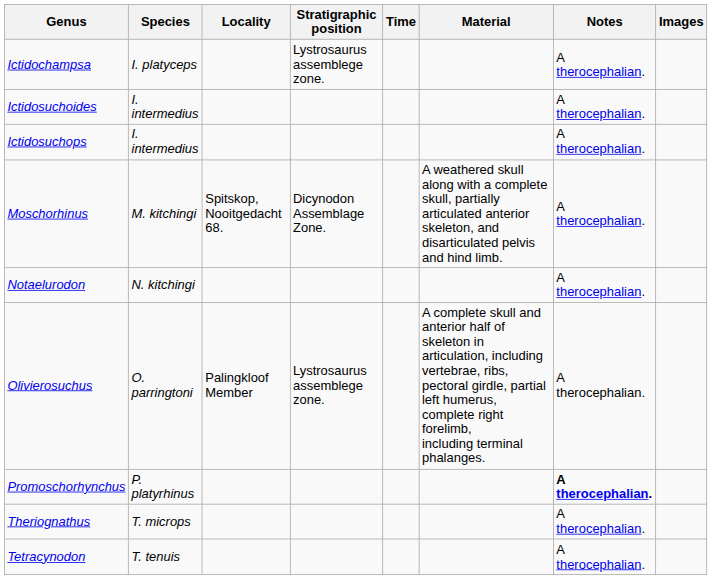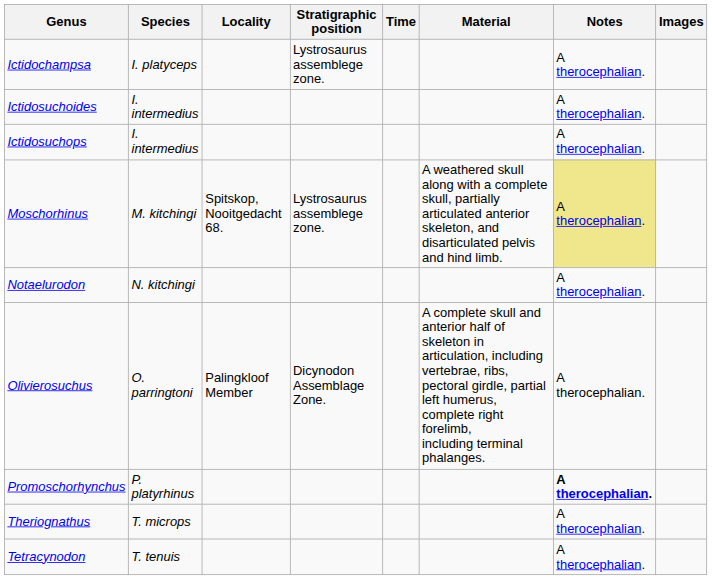(329, 213) Dicynodon Assemblage Zone. -> (330, 213) Lystrosaurus assemblege zone.
(601, 213) no background -> (601, 213) khaki background
(330, 385) Lystrosaurus assemblege zone. -> (329, 385) Dicynodon Assemblage Zone.
